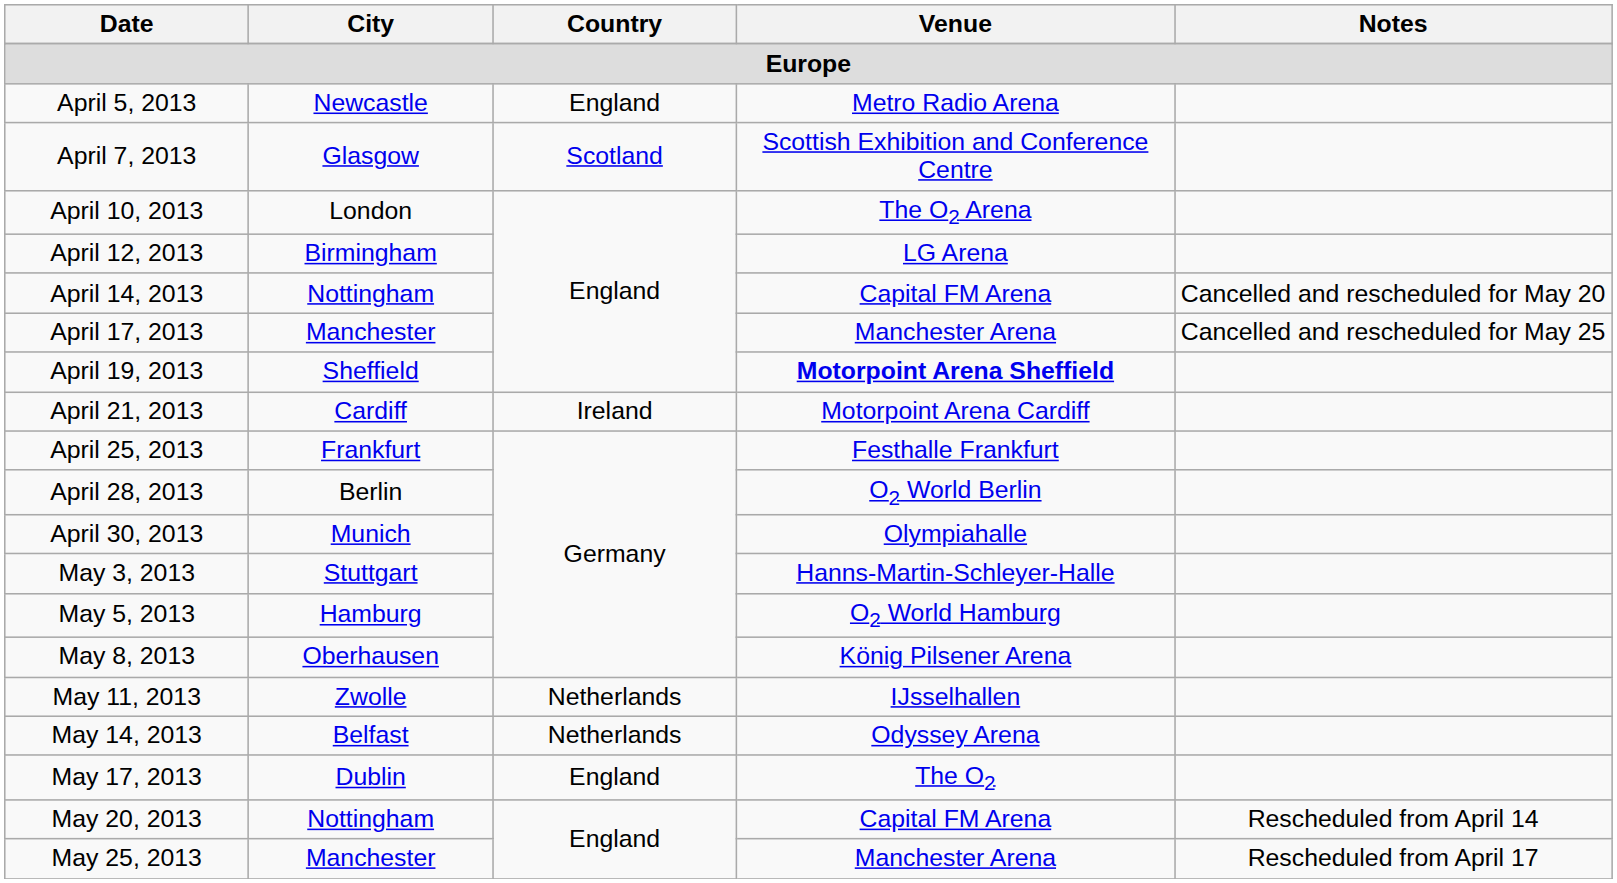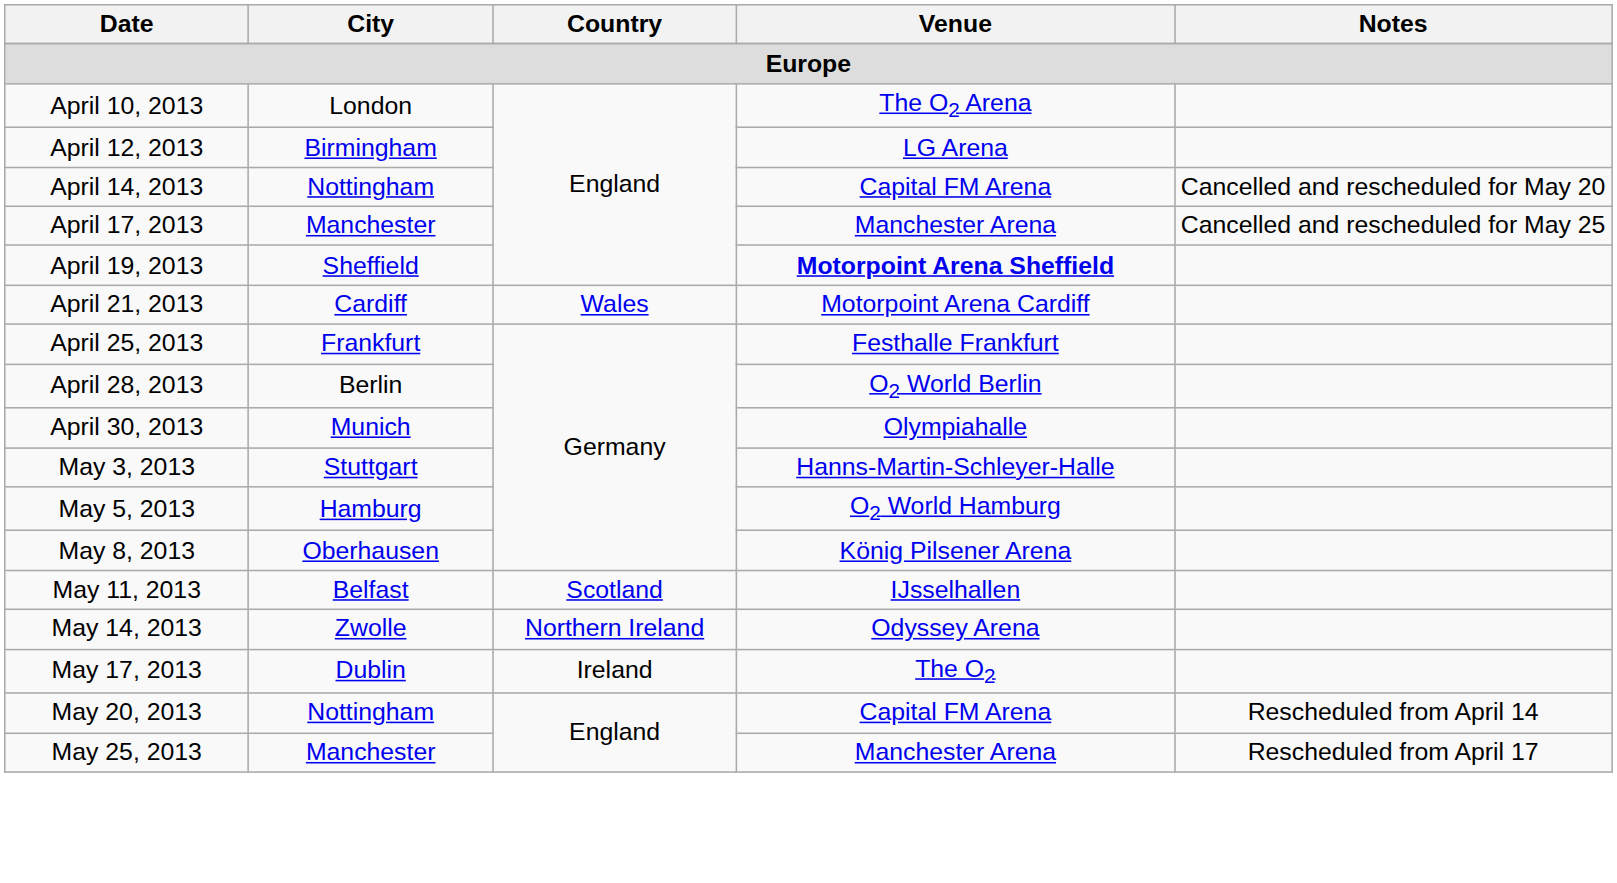- row: (127, 102)
- row: (127, 156)
(615, 410) Ireland -> (615, 304) Wales
(371, 696) Zwolle -> (371, 589) Belfast
(615, 696) Netherlands -> (615, 589) Scotland
(371, 735) Belfast -> (371, 628) Zwolle
(615, 735) Netherlands -> (615, 628) Northern Ireland
(615, 777) England -> (615, 670) Ireland
